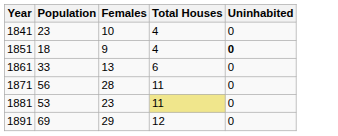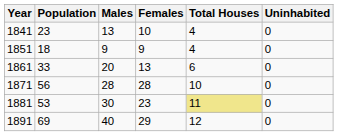+ column: (117, 13)
(231, 49) bold -> (268, 49) normal
(158, 85) 11 -> (195, 85) 10
